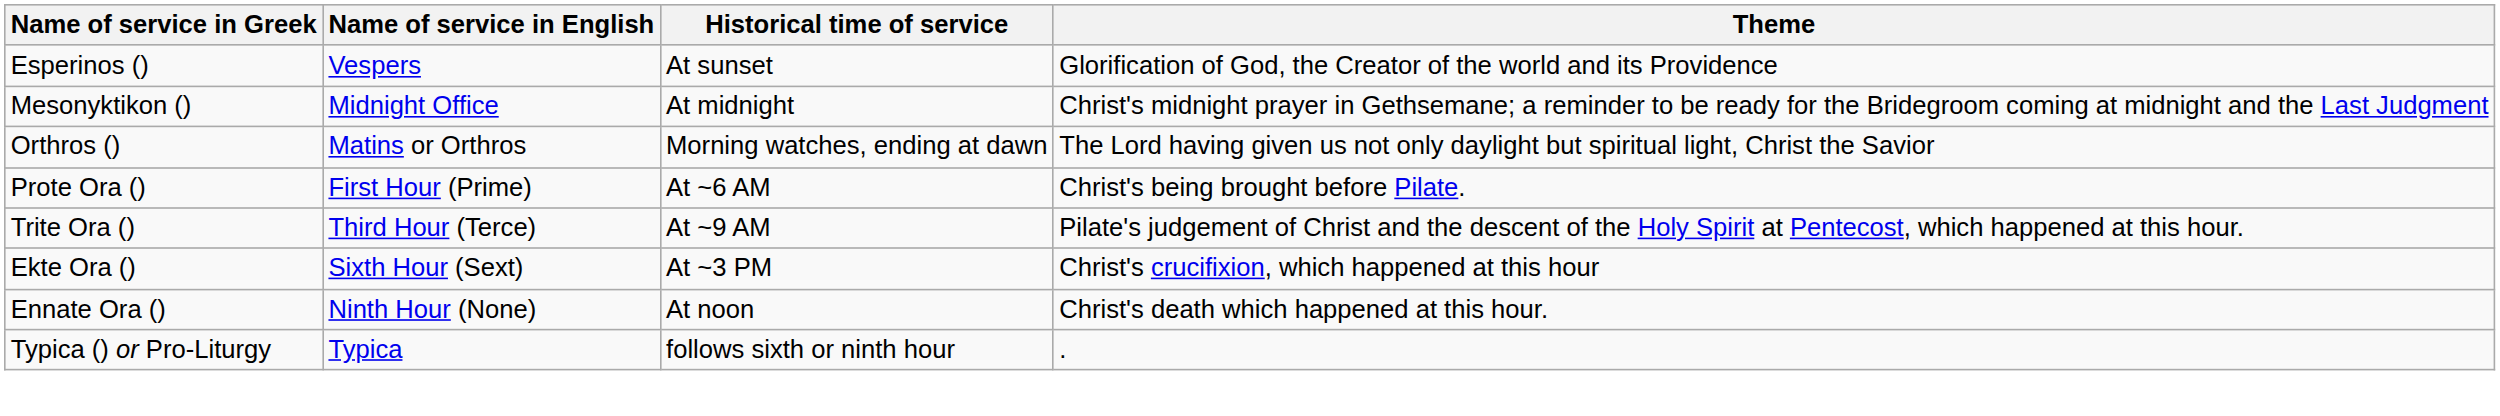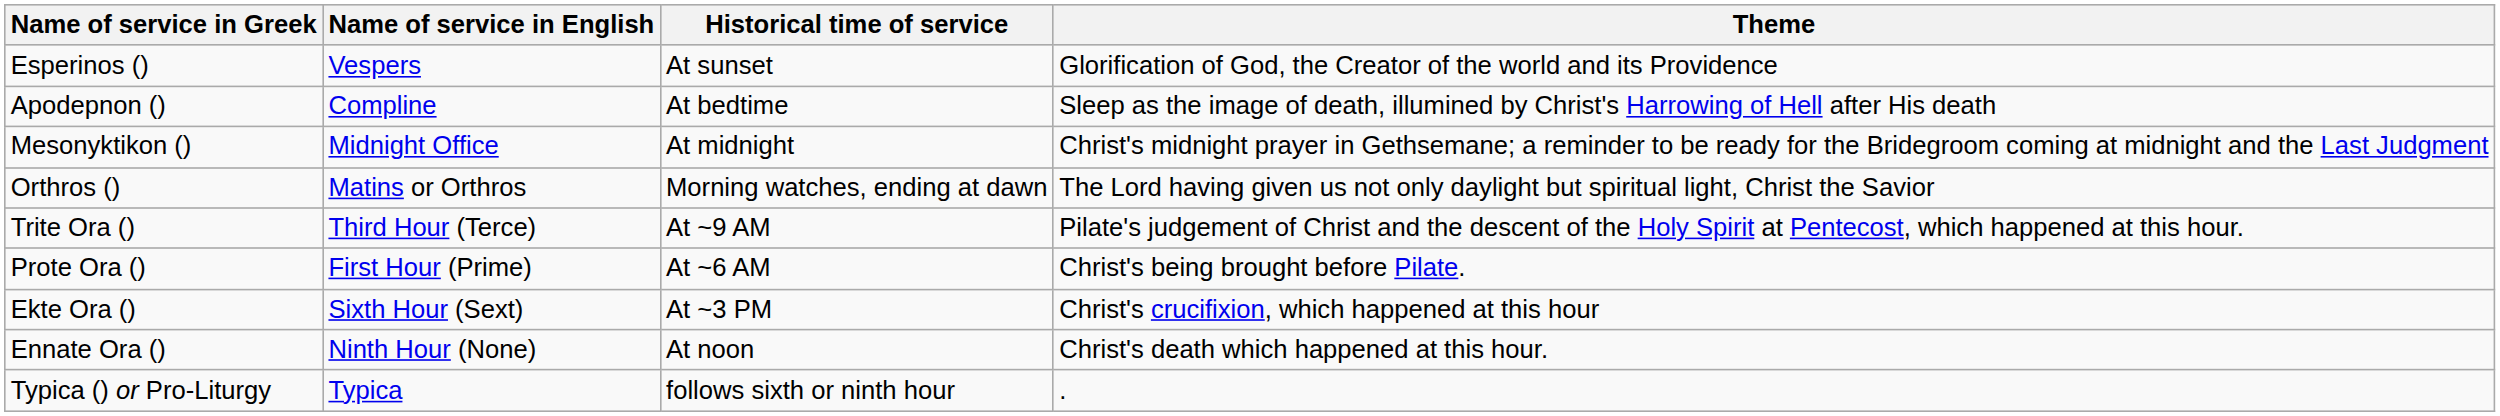+ row: (88, 106)
rows swapped: (78, 187) <-> (73, 227)
